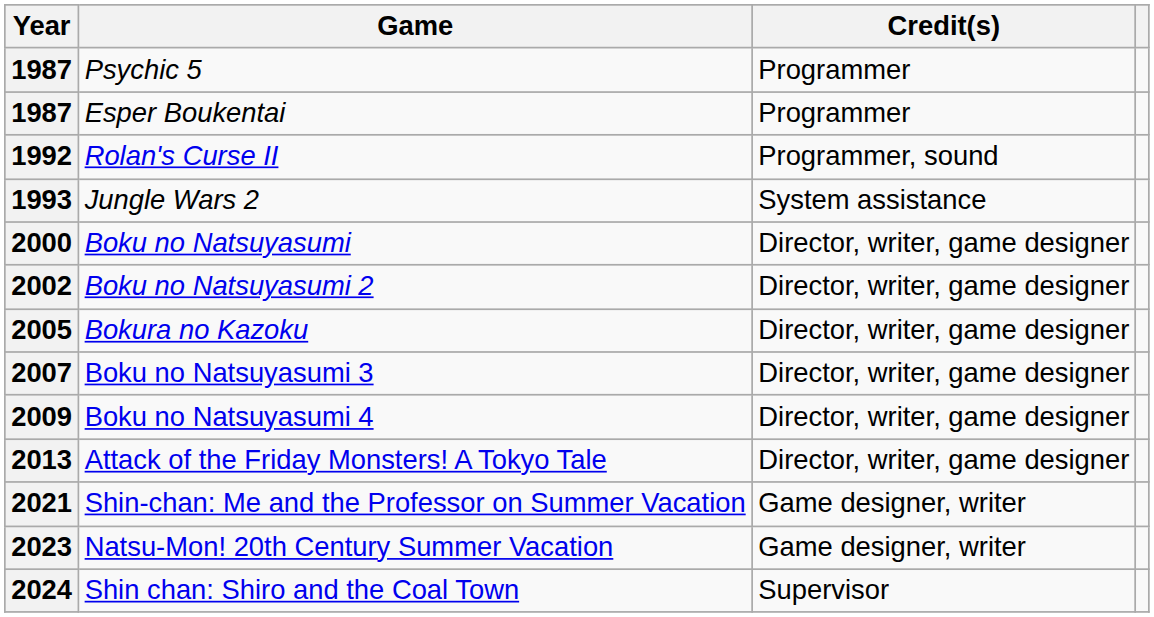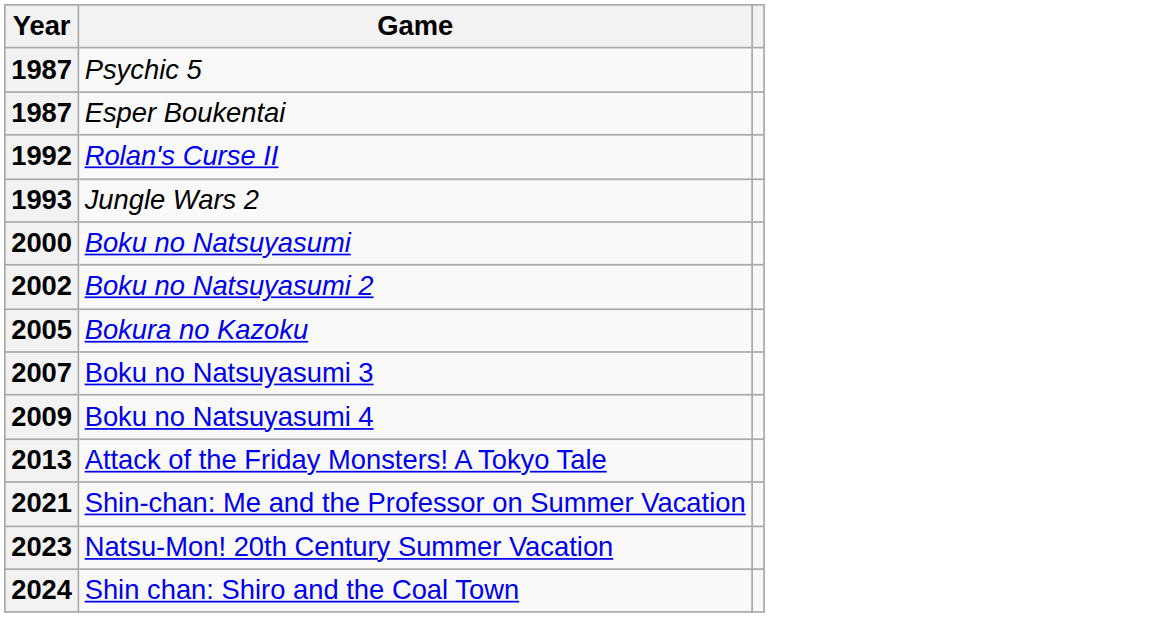- column: (944, 26)
